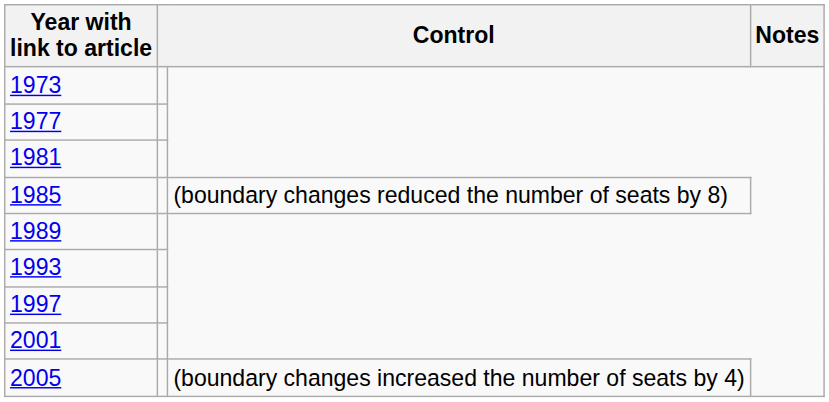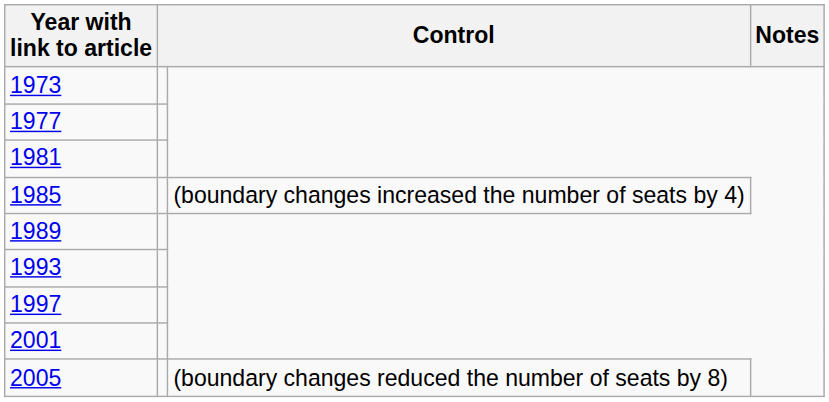(451, 194) (boundary changes reduced the number of seats by 8) -> (459, 194) (boundary changes increased the number of seats by 4)
(459, 377) (boundary changes increased the number of seats by 4) -> (451, 377) (boundary changes reduced the number of seats by 8)
